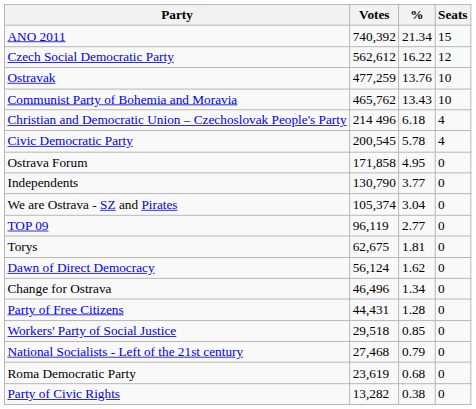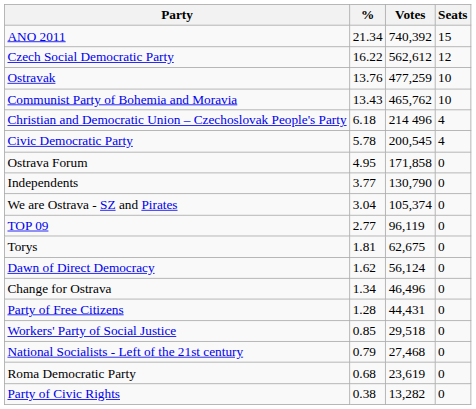columns swapped: (374, 15) <-> (417, 15)
